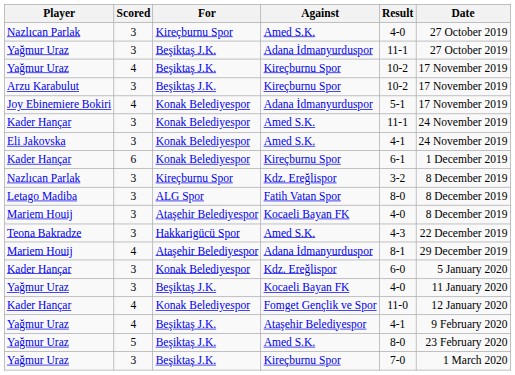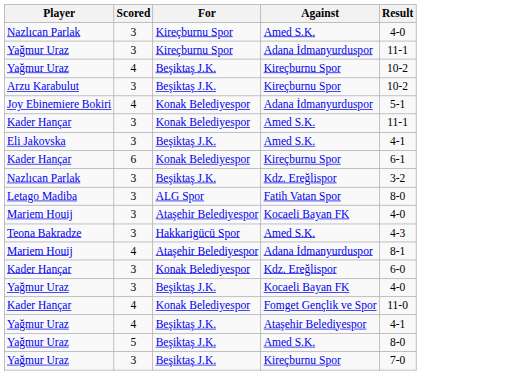- column: (463, 13)
(186, 50) Beşiktaş J.K. -> (194, 50) Kireçburnu Spor
(203, 141) Konak Belediyespor -> (186, 141) Beşiktaş J.K.
(194, 178) Kireçburnu Spor -> (186, 178) Beşiktaş J.K.
